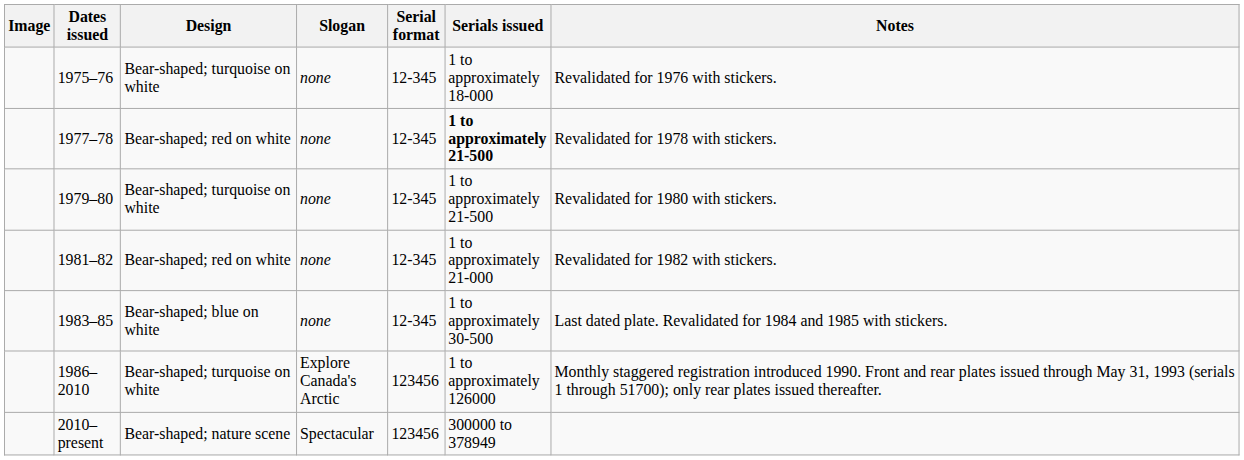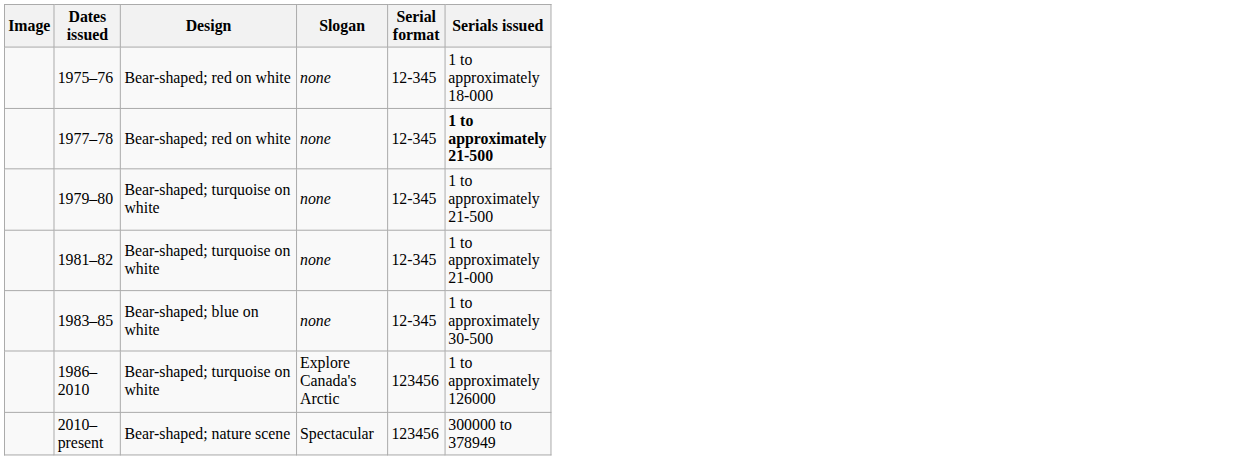- column: (895, 25)
(207, 77) Bear-shaped; turquoise on white -> (208, 77) Bear-shaped; red on white
(208, 260) Bear-shaped; red on white -> (207, 260) Bear-shaped; turquoise on white
